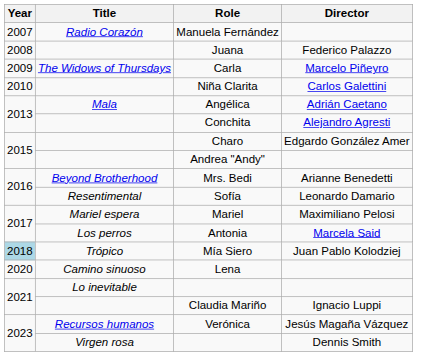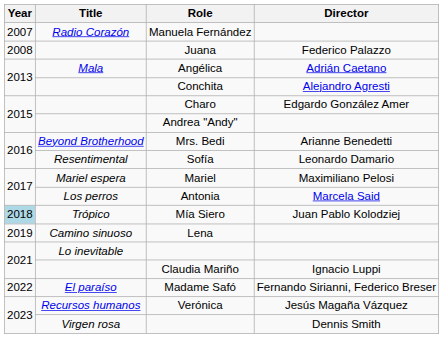- row: (228, 68)
- row: (228, 86)
(20, 269) 2020 -> (20, 232) 2019
+ row: (200, 287)
